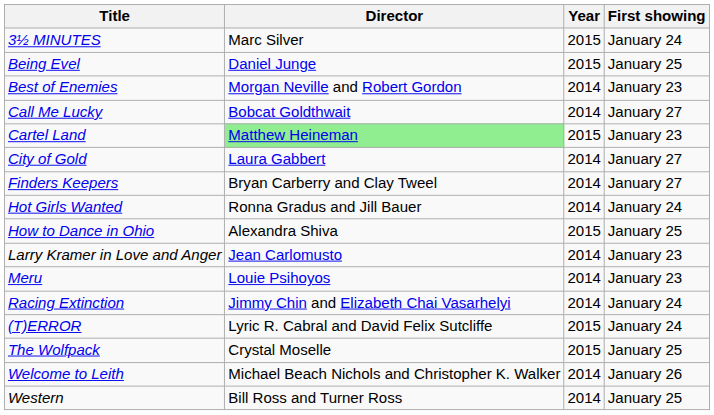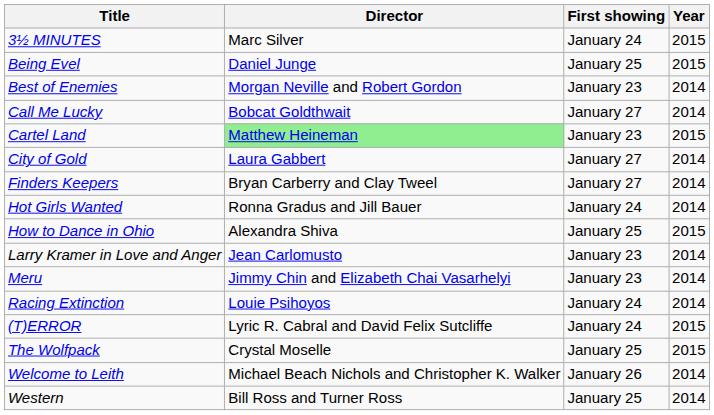columns swapped: (584, 16) <-> (657, 16)
(279, 278) Louie Psihoyos -> (369, 278) Jimmy Chin and Elizabeth Chai Vasarhelyi
(369, 302) Jimmy Chin and Elizabeth Chai Vasarhelyi -> (279, 302) Louie Psihoyos
